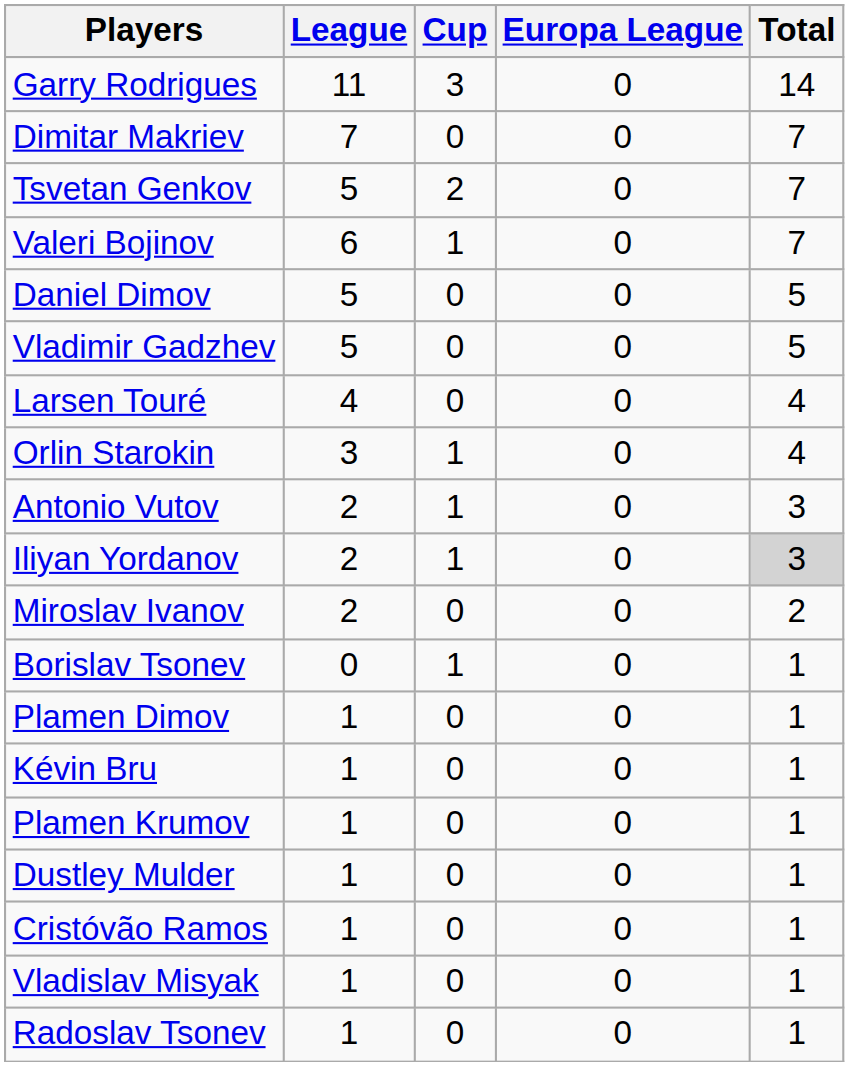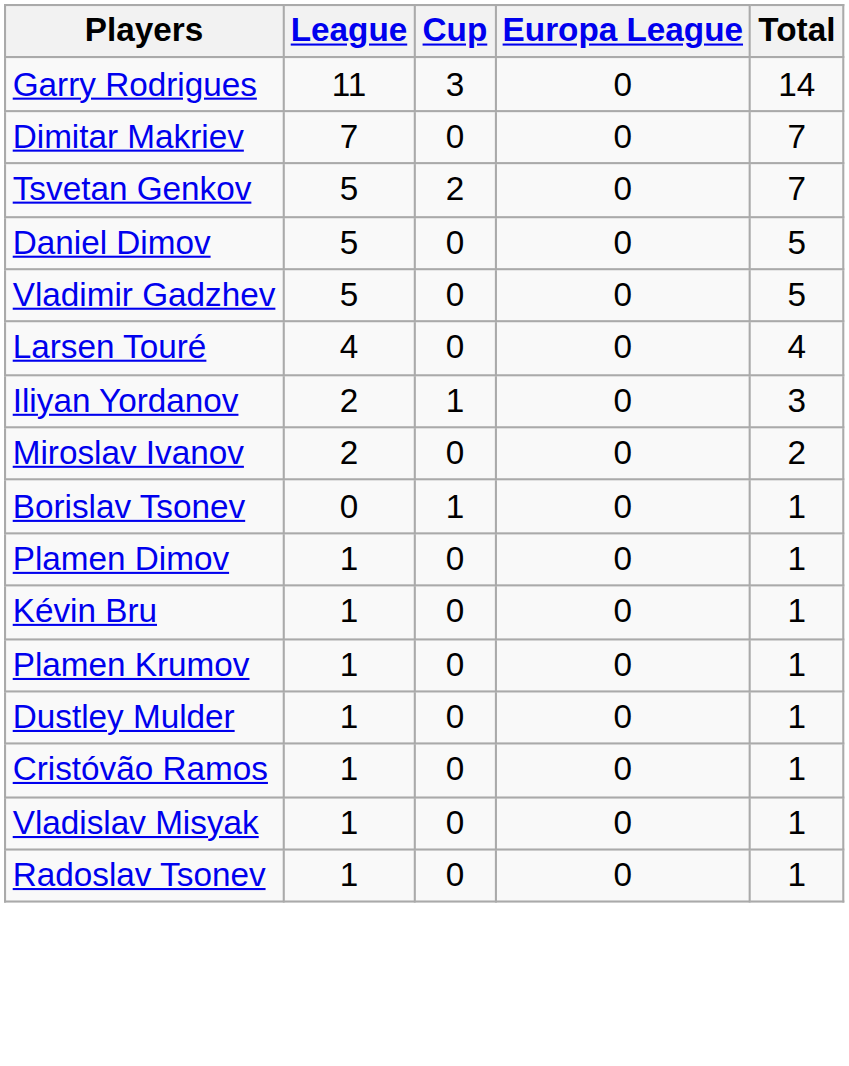- row: (113, 242)
- row: (114, 453)
- row: (116, 505)
(797, 558) lightgrey background -> (797, 400) no background
